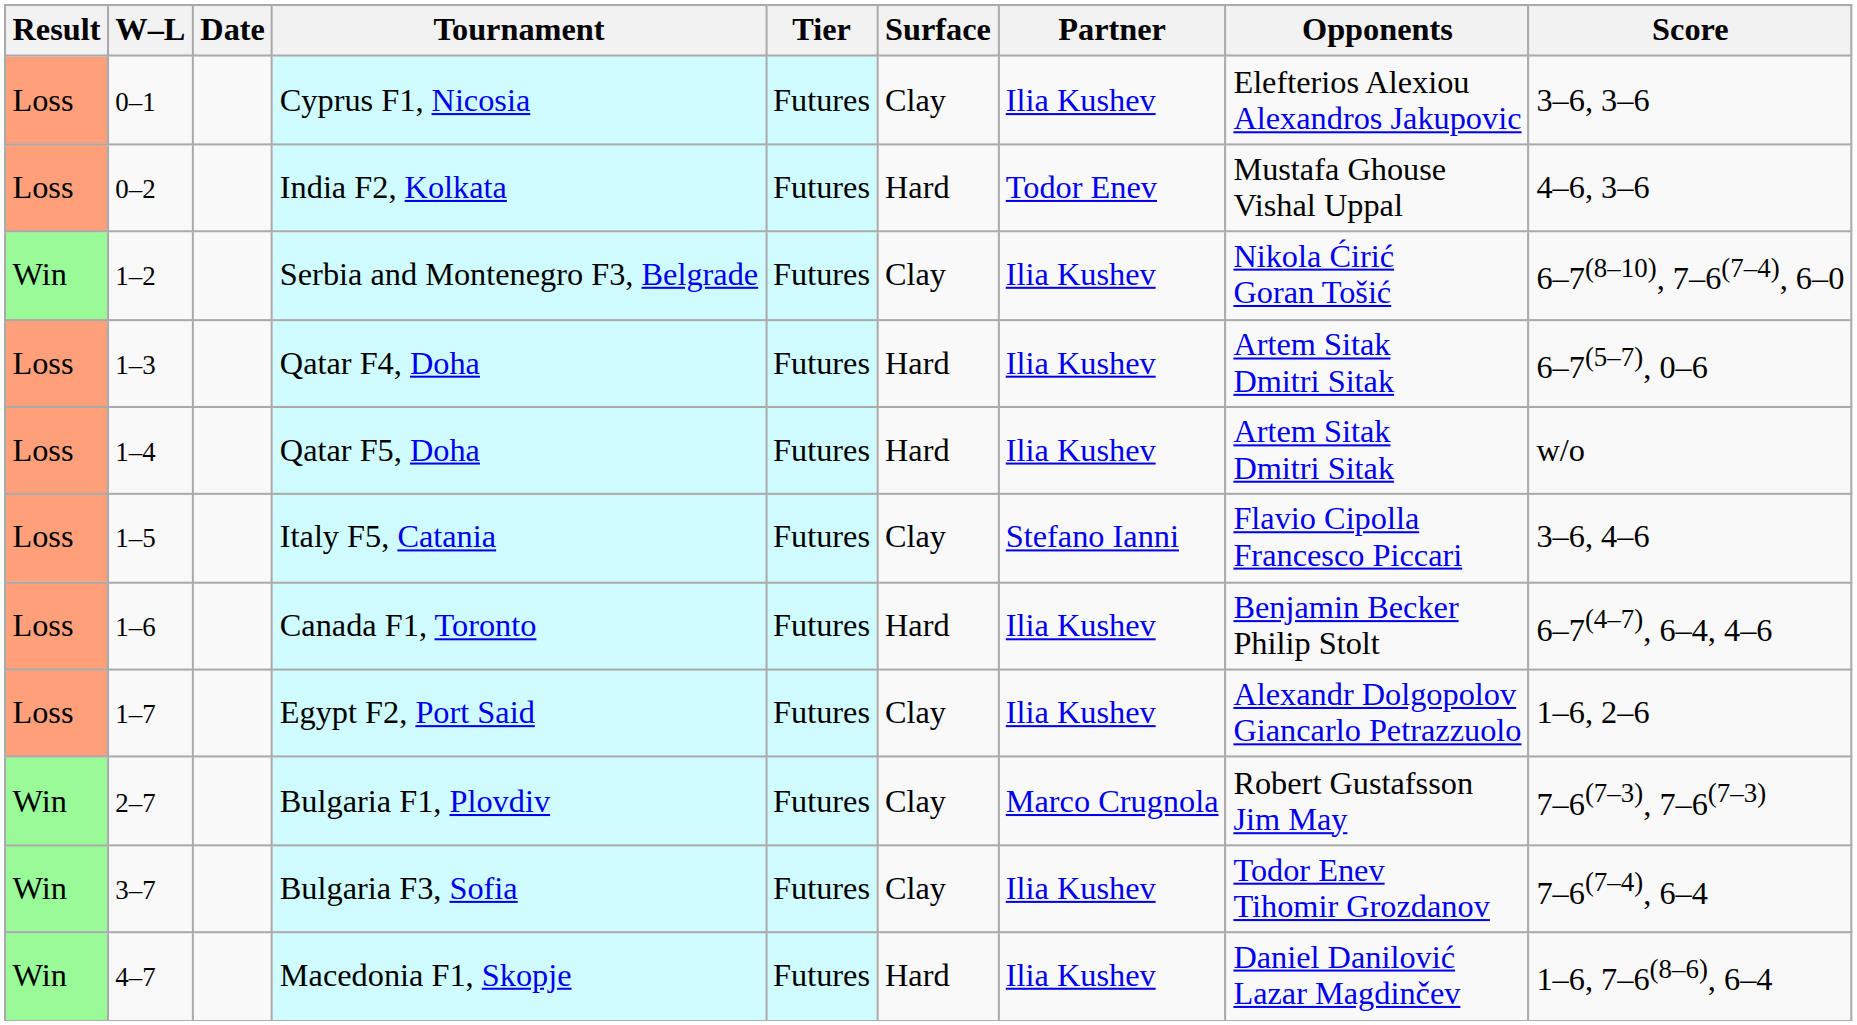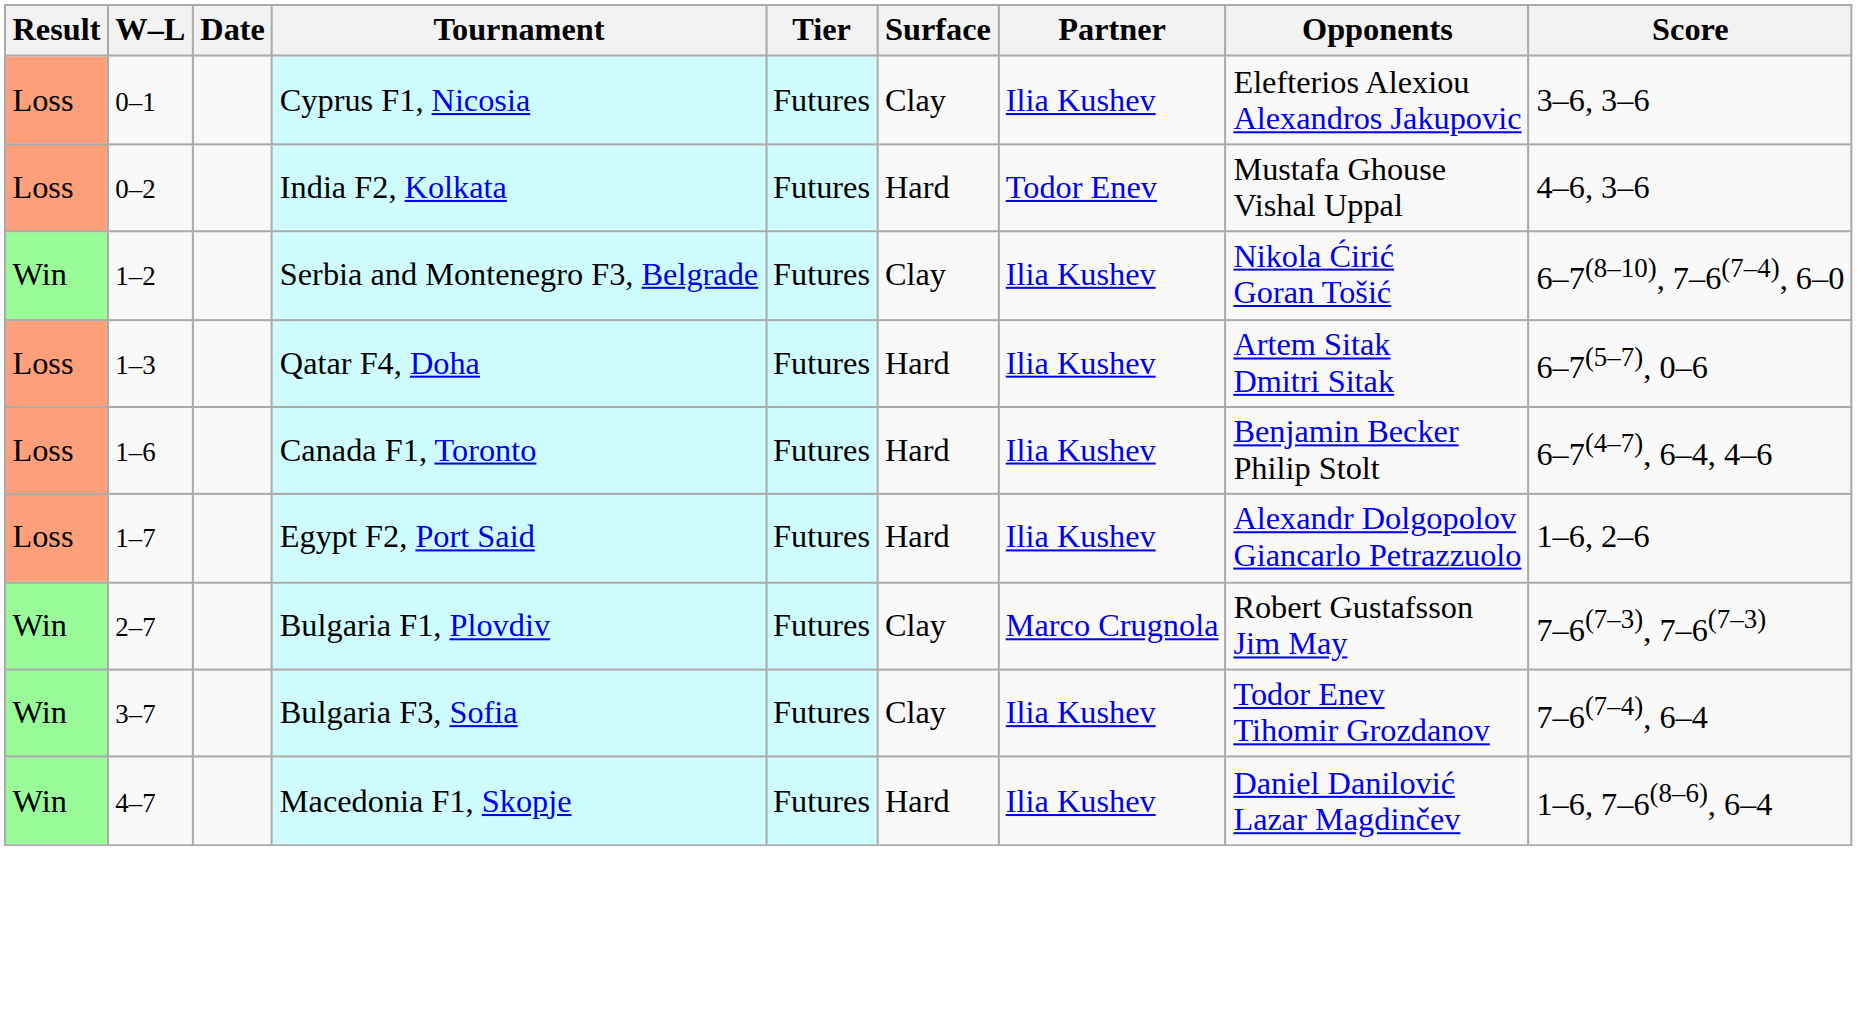- row: (380, 450)
- row: (388, 537)
(915, 712) Clay -> (917, 537) Hard
